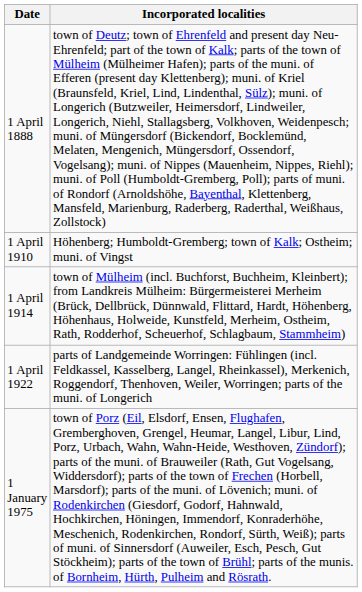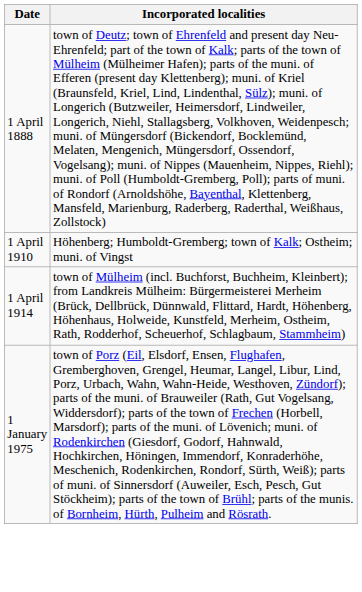- row: (25, 376)
